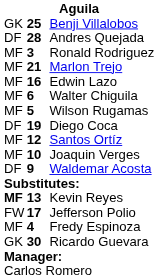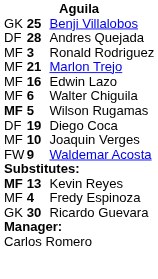(13, 110) normal -> (13, 110) bold
- row: (86, 139)
(13, 168) DF -> (14, 154) FW
- row: (93, 212)
